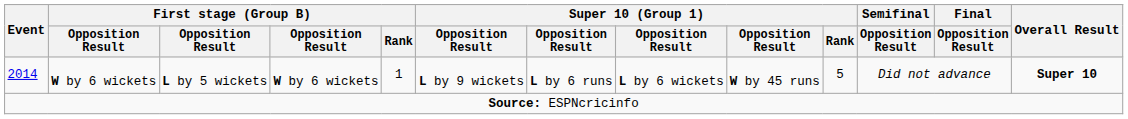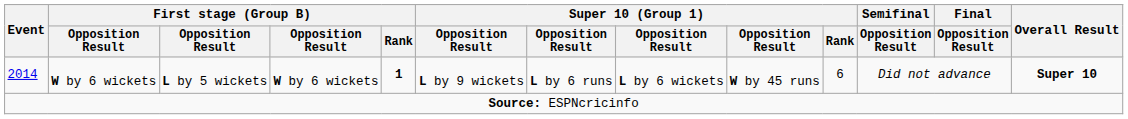(399, 75) normal -> (399, 75) bold
(840, 75) 5 -> (840, 75) 6
